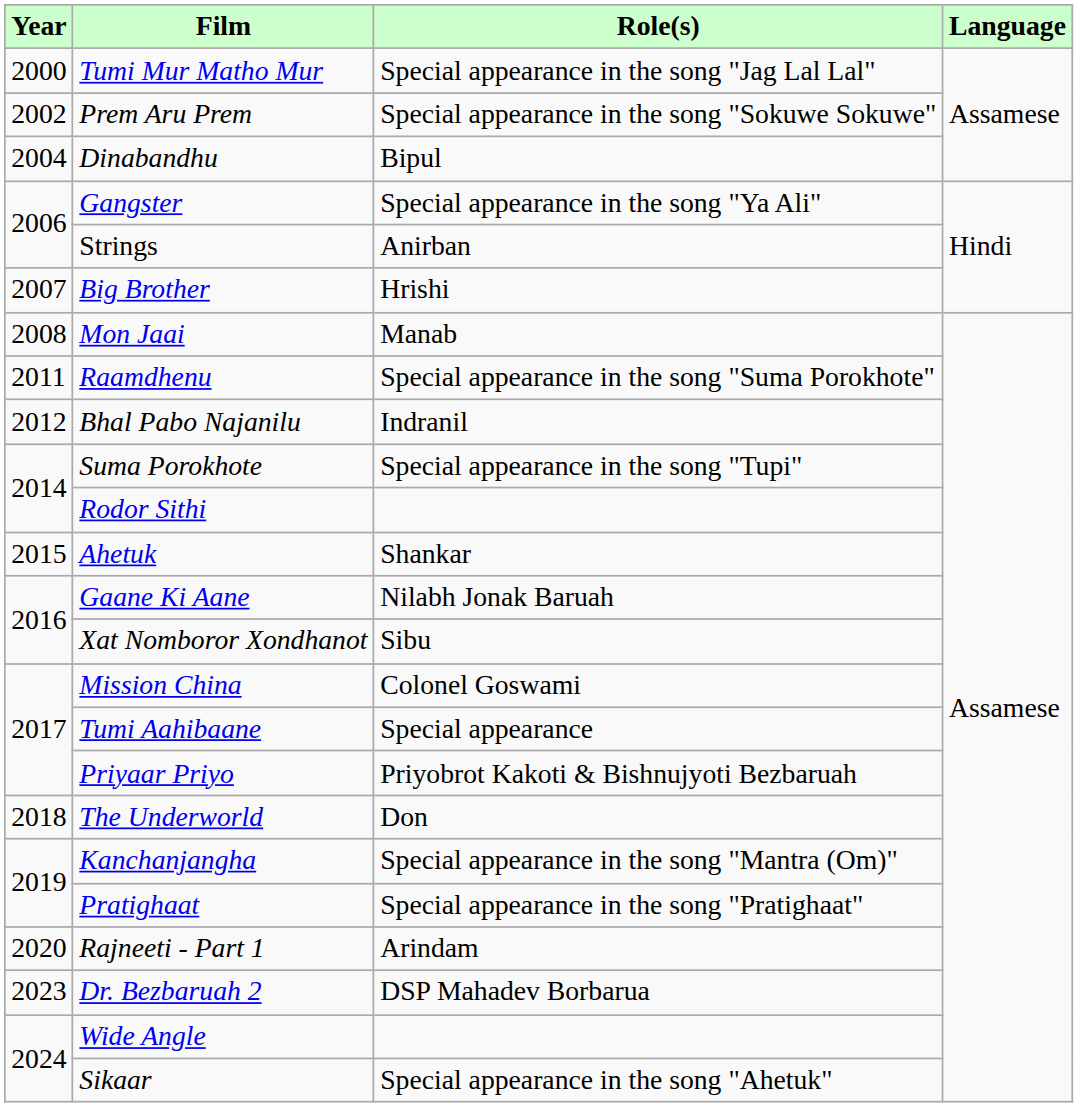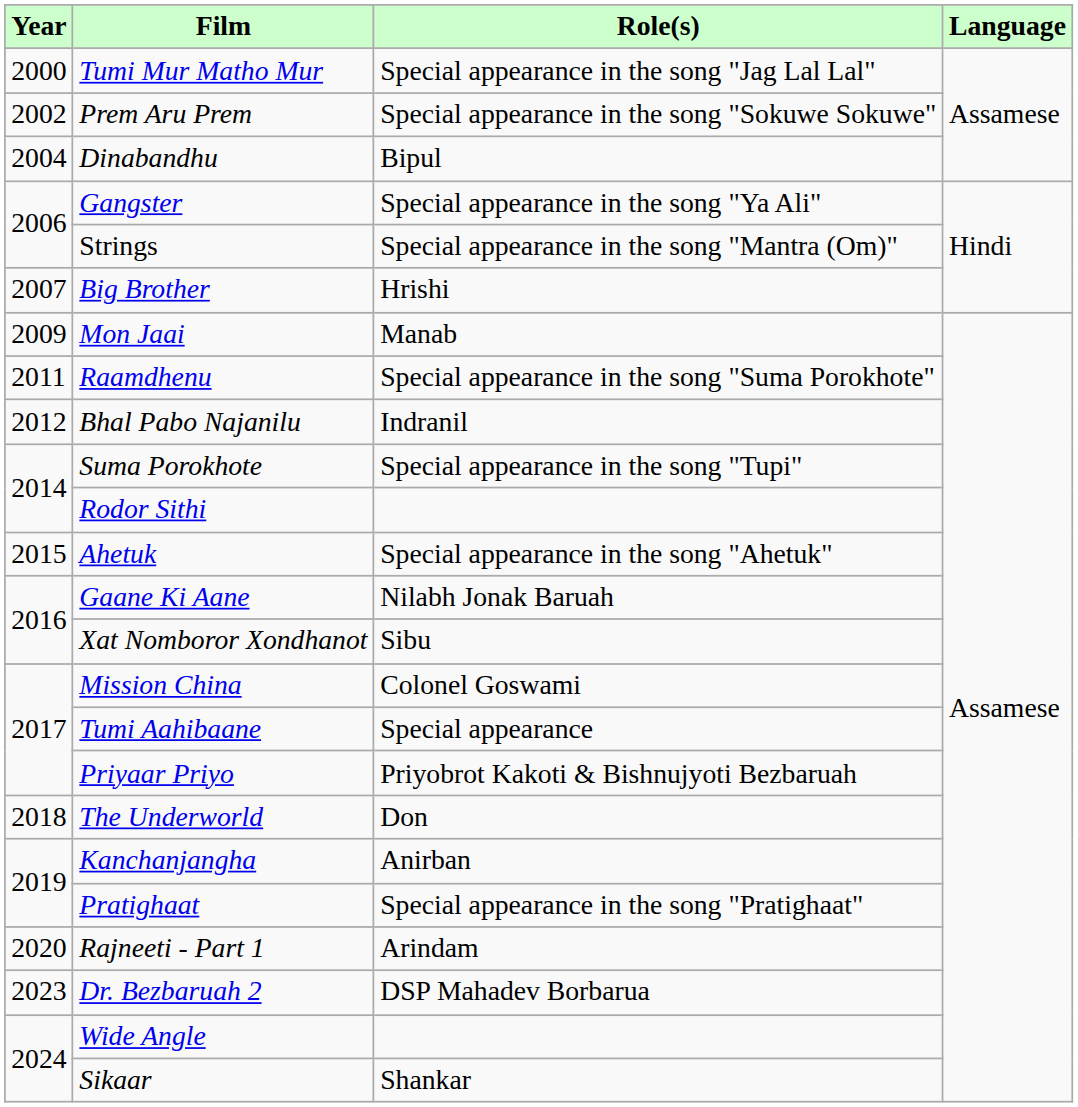(426, 245) Anirban -> (639, 245) Special appearance in the song "Mantra (Om)"
(39, 333) 2008 -> (39, 333) 2009
(426, 553) Shankar -> (606, 553) Special appearance in the song "Ahetuk"
(639, 860) Special appearance in the song "Mantra (Om)" -> (426, 860) Anirban
(606, 1080) Special appearance in the song "Ahetuk" -> (426, 1080) Shankar
